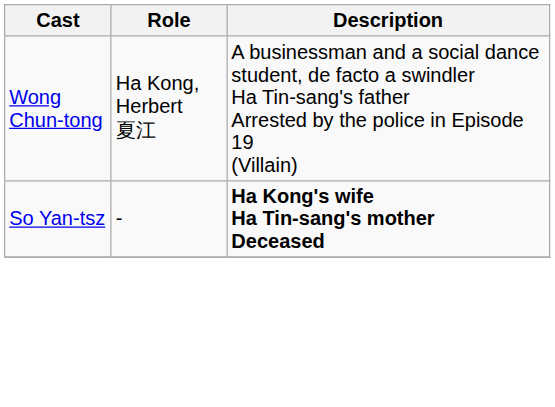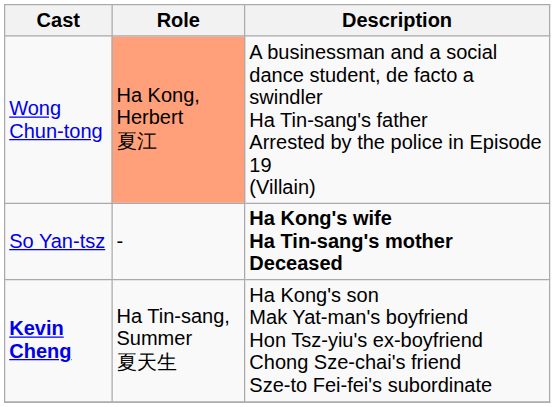(158, 107) no background -> (158, 118) lightsalmon background
+ row: (40, 340)
